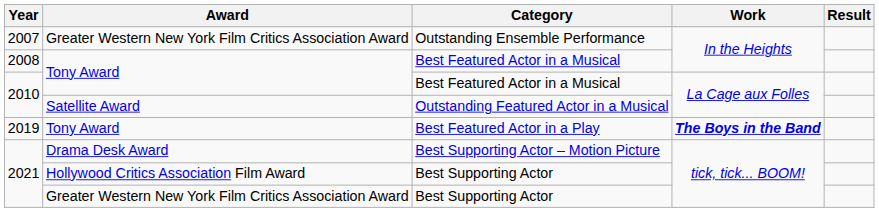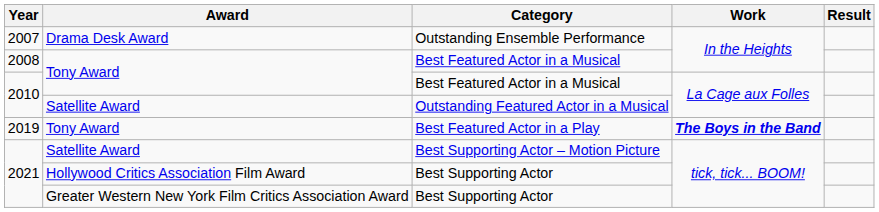(227, 38) Greater Western New York Film Critics Association Award -> (107, 38) Drama Desk Award
(107, 151) Drama Desk Award -> (93, 151) Satellite Award
